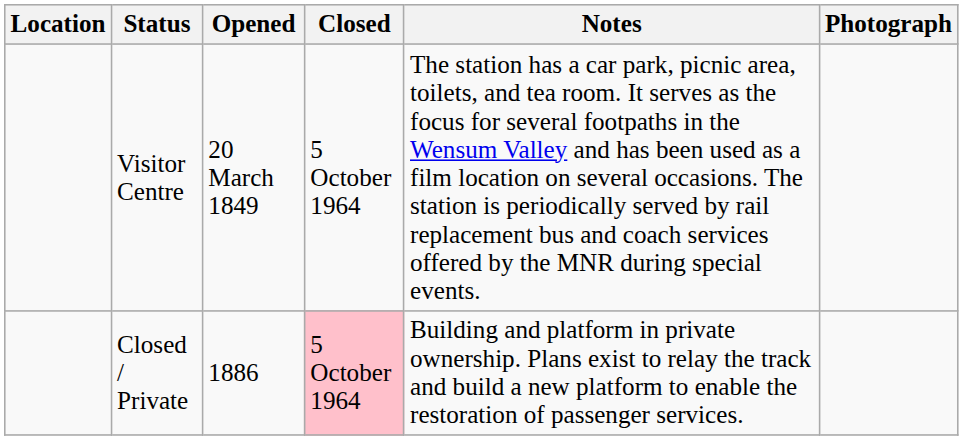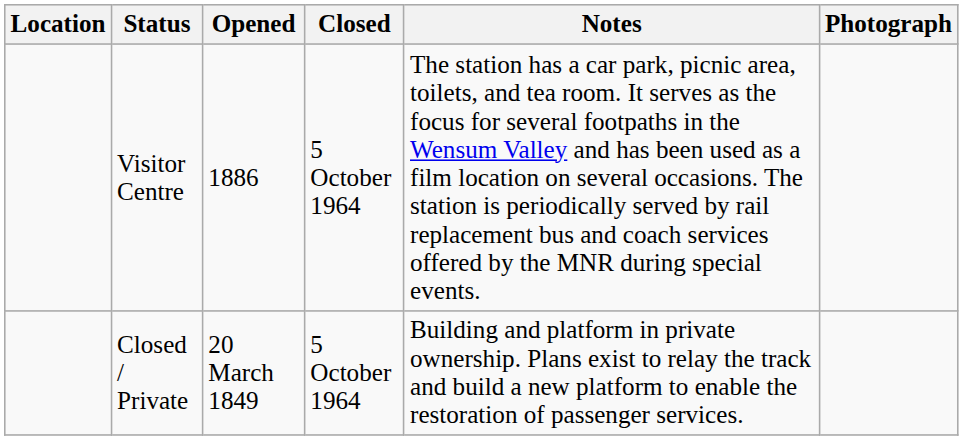(241, 177) 20 March 1849 -> (233, 177) 1886
(233, 372) 1886 -> (241, 372) 20 March 1849
(351, 372) pink background -> (351, 372) no background
